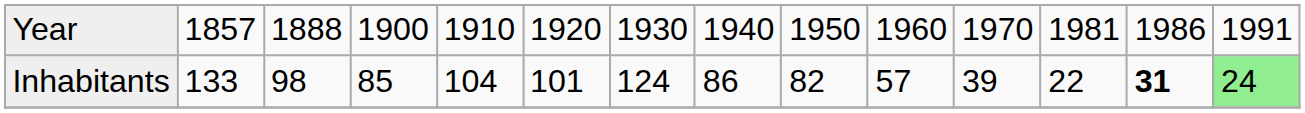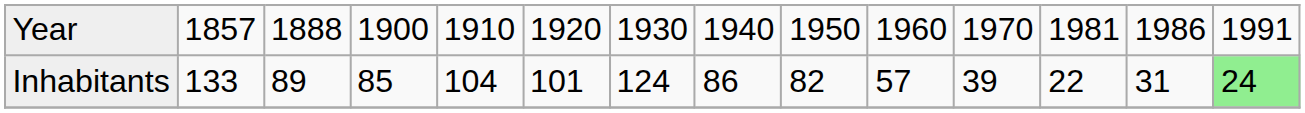(289, 81) 98 -> (289, 81) 89
(1153, 81) bold -> (1153, 81) normal
